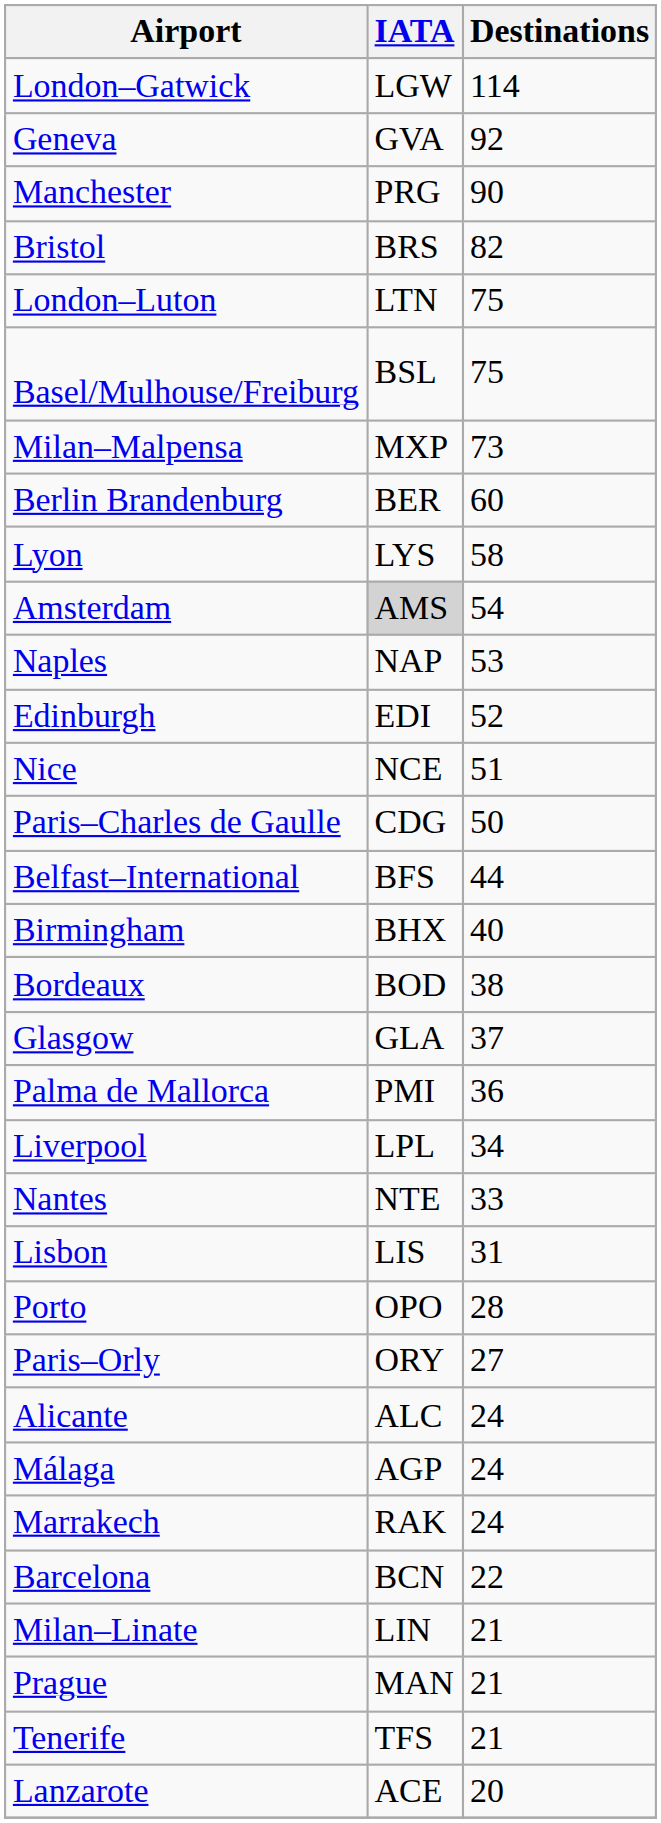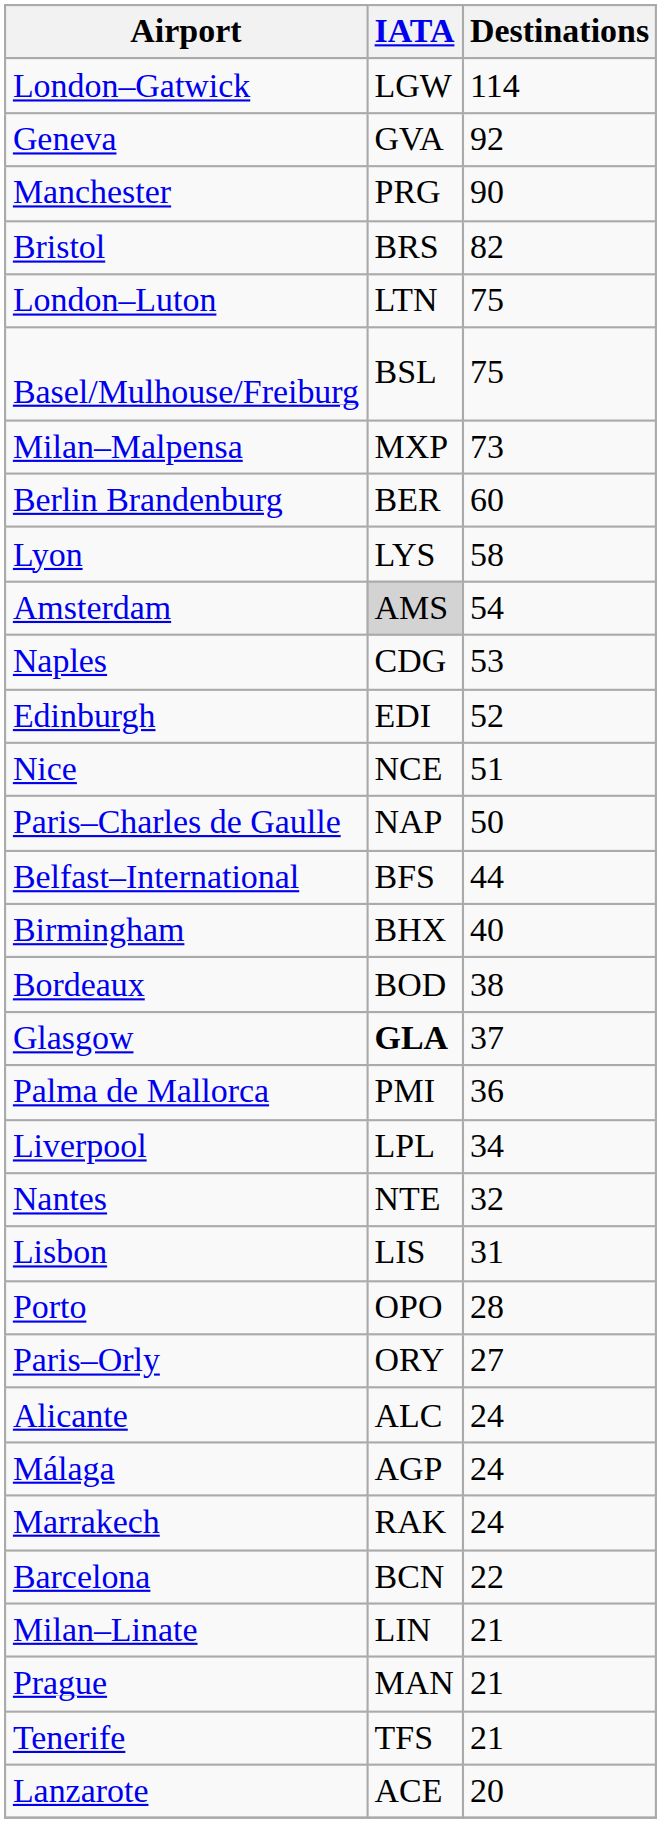(409, 661) NAP -> (410, 661) CDG
(410, 822) CDG -> (409, 822) NAP
(409, 1037) normal -> (411, 1037) bold
(487, 1199) 33 -> (487, 1199) 32
